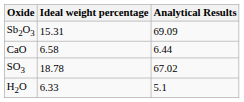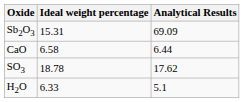(166, 68) 67.02 -> (166, 68) 17.62
